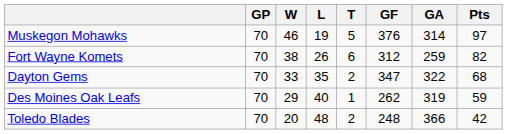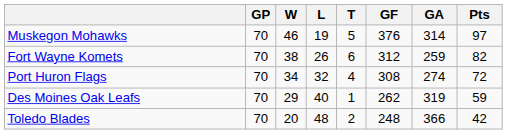+ row: (57, 77)
- row: (48, 77)
